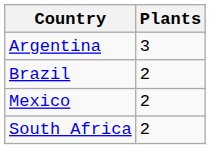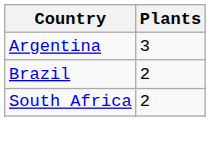- row: (40, 102)
